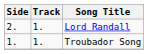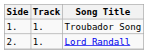rows swapped: (103, 41) <-> (97, 27)
